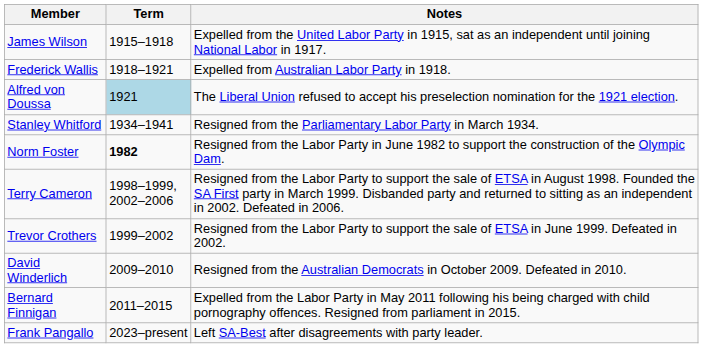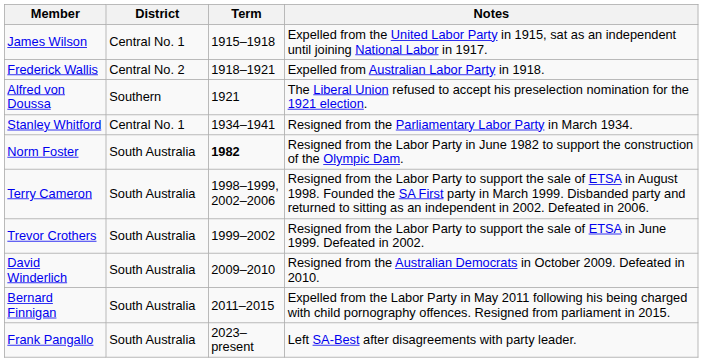+ column: (157, 14)
(123, 97) lightblue background -> (225, 97) no background
